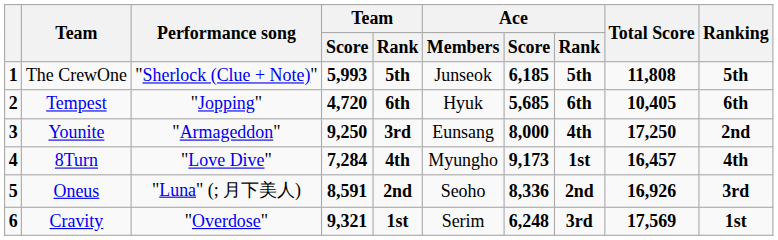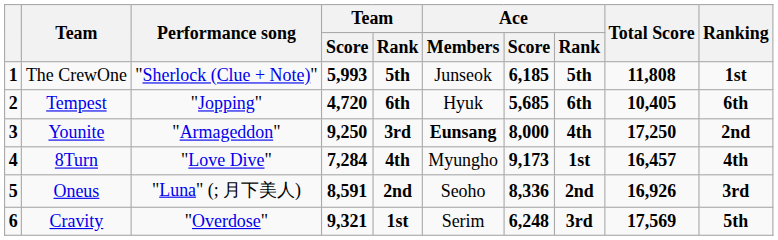(736, 75) 5th -> (736, 75) 1st
(463, 132) normal -> (463, 132) bold
(736, 221) 1st -> (736, 221) 5th
